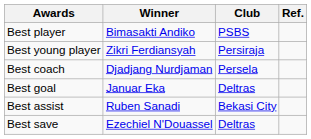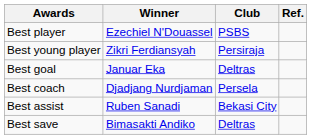(150, 32) Bimasakti Andiko -> (159, 32) Ezechiel N'Douassel
rows swapped: (36, 69) <-> (31, 87)
(159, 124) Ezechiel N'Douassel -> (150, 124) Bimasakti Andiko
